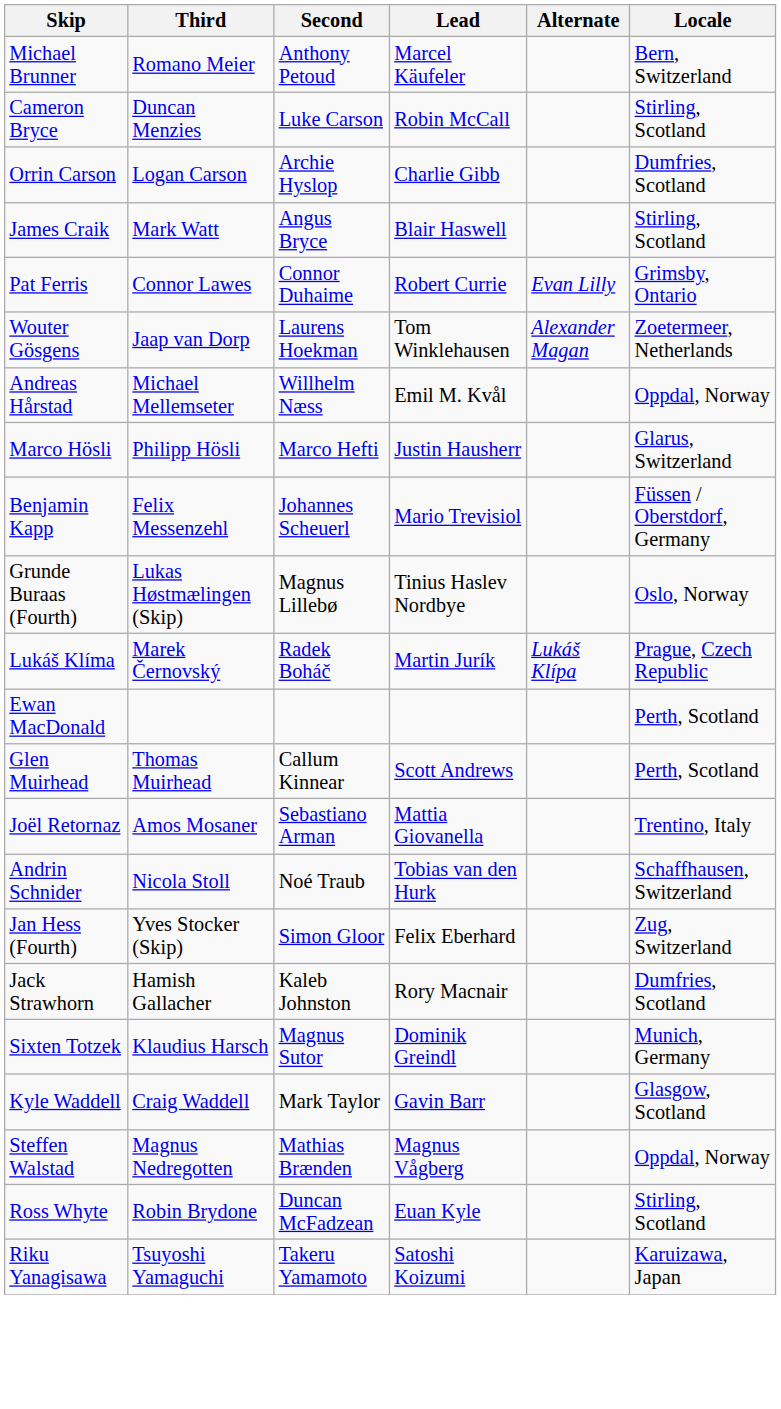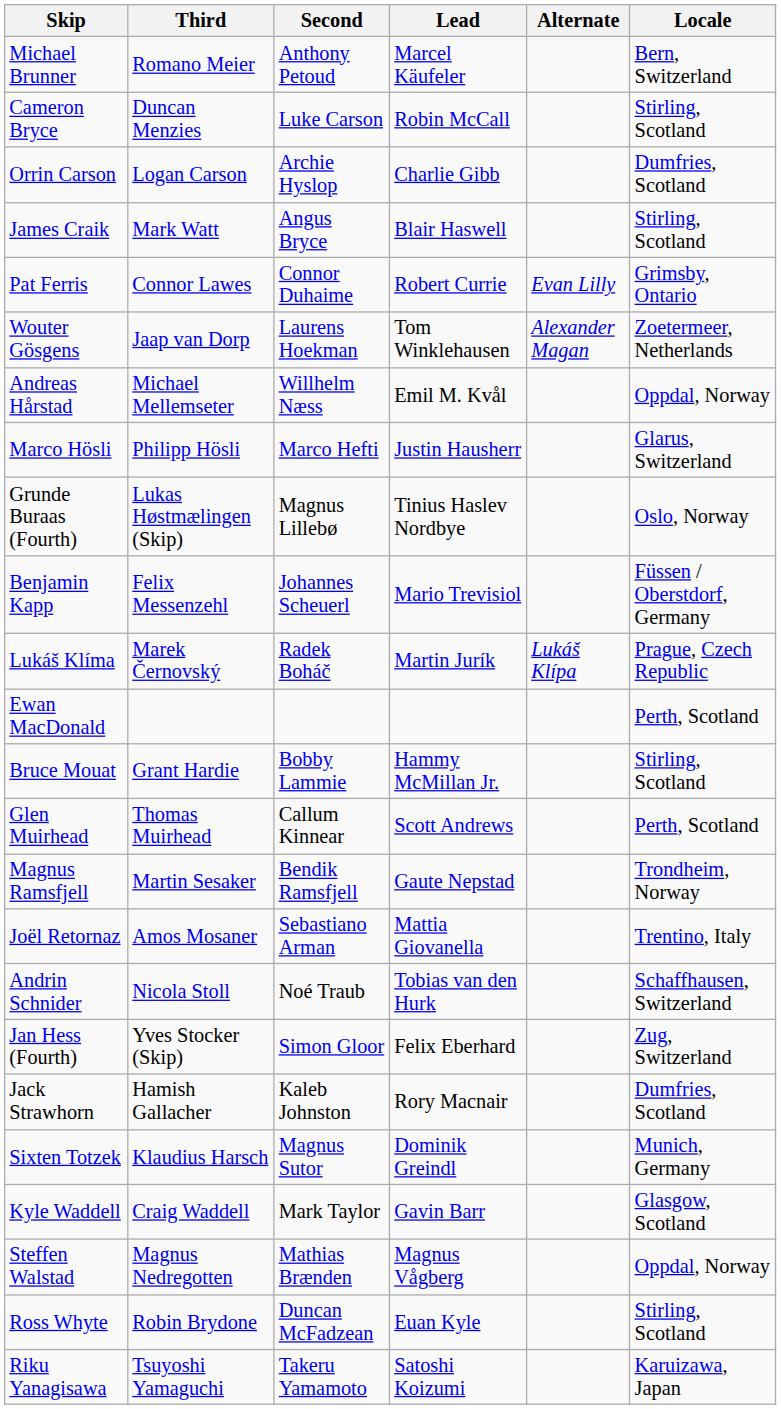rows swapped: (43, 594) <-> (49, 516)
+ row: (63, 771)
+ row: (49, 881)
